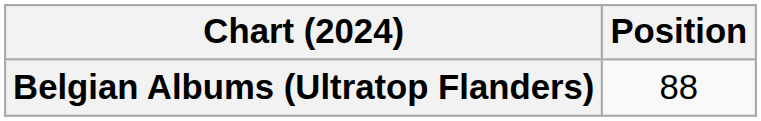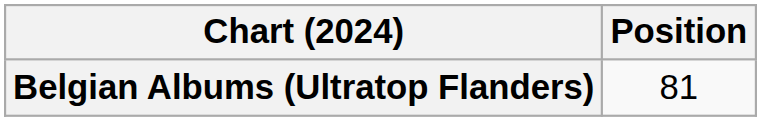(679, 87) 88 -> (679, 87) 81
